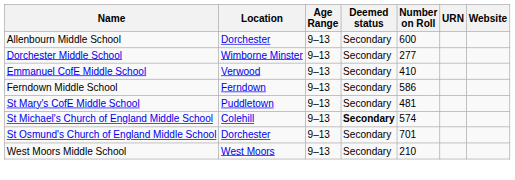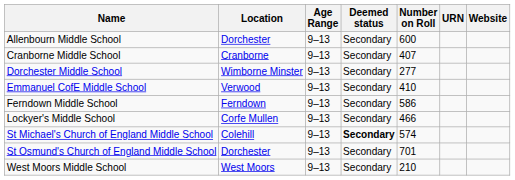+ row: (64, 56)
+ row: (61, 119)
- row: (73, 104)
